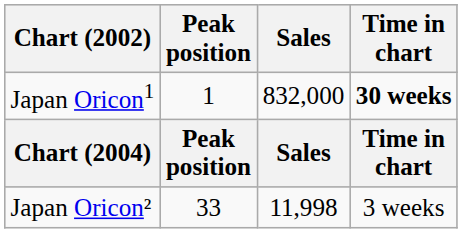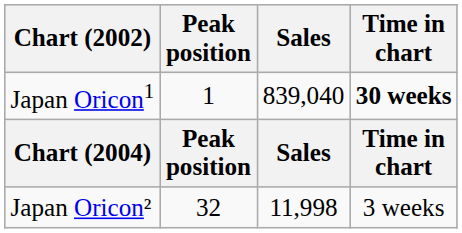(303, 95) 832,000 -> (303, 95) 839,040
(208, 207) 33 -> (208, 207) 32
